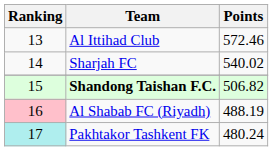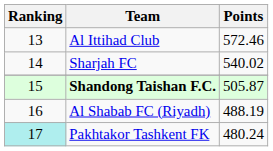(243, 87) 506.82 -> (243, 87) 505.87
(35, 110) pink background -> (35, 110) no background
